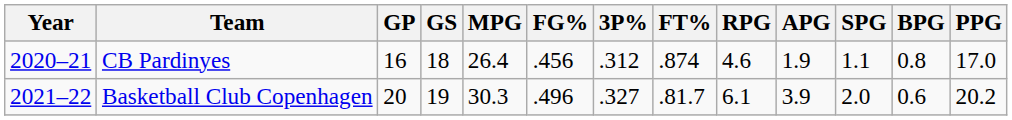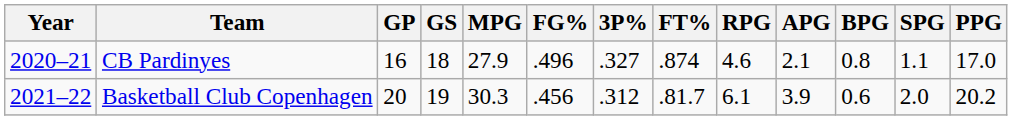columns swapped: (864, 22) <-> (921, 22)
(488, 59) 26.4 -> (488, 59) 27.9
(553, 59) .456 -> (553, 59) .496
(619, 59) .312 -> (619, 59) .327
(796, 59) 1.9 -> (796, 59) 2.1
(553, 96) .496 -> (553, 96) .456
(619, 96) .327 -> (619, 96) .312
